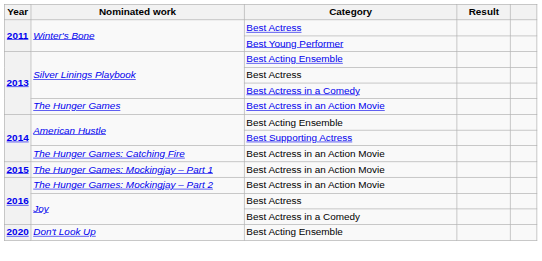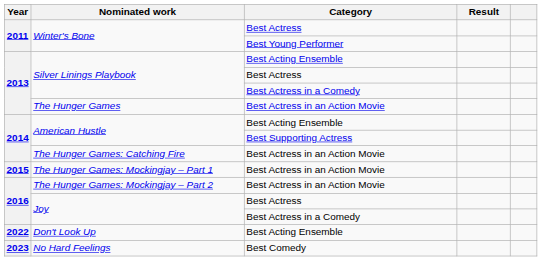(18, 232) 2020 -> (18, 232) 2022
+ row: (72, 248)
